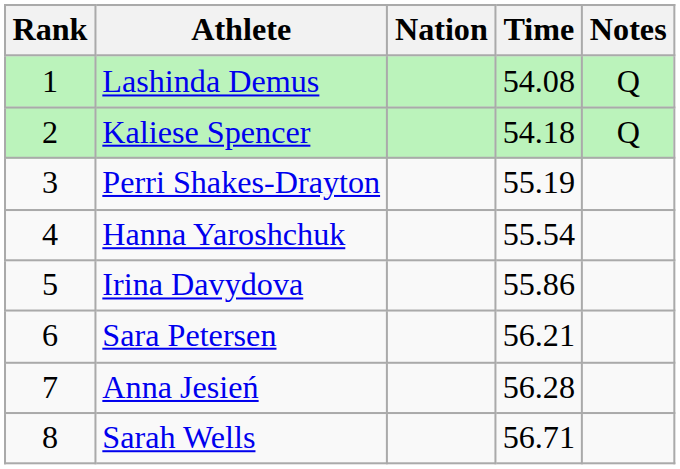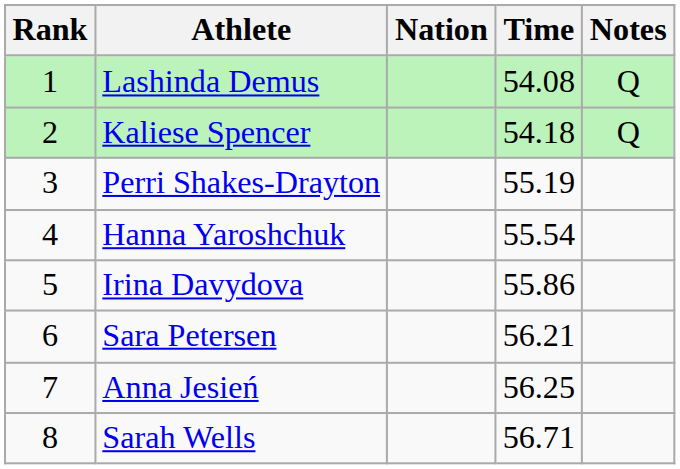(539, 387) 56.28 -> (539, 387) 56.25
